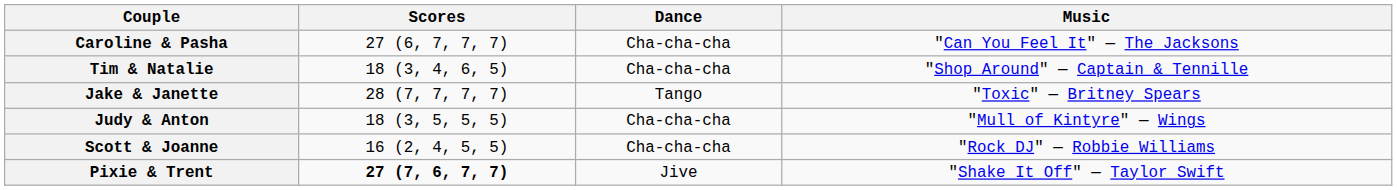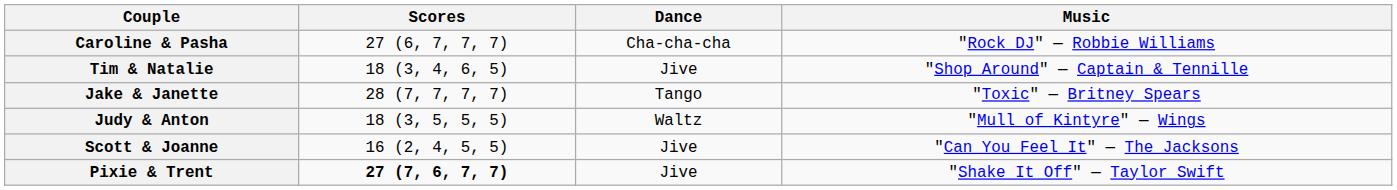(1087, 43) "Can You Feel It" — The Jacksons -> (1087, 43) "Rock DJ" — Robbie Williams
(679, 69) Cha-cha-cha -> (679, 69) Jive
(679, 121) Cha-cha-cha -> (679, 121) Waltz
(679, 147) Cha-cha-cha -> (679, 147) Jive
(1087, 147) "Rock DJ" — Robbie Williams -> (1087, 147) "Can You Feel It" — The Jacksons
